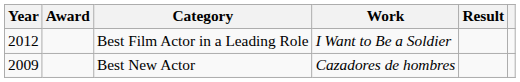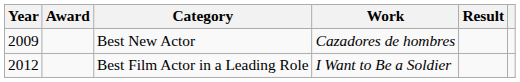rows swapped: (146, 65) <-> (203, 41)
